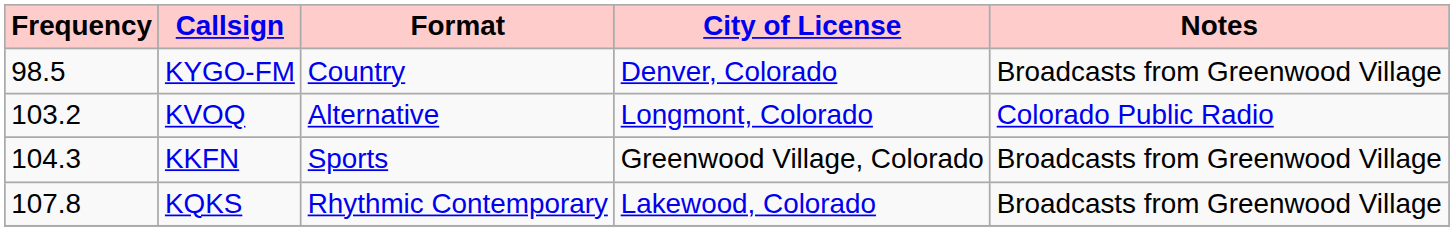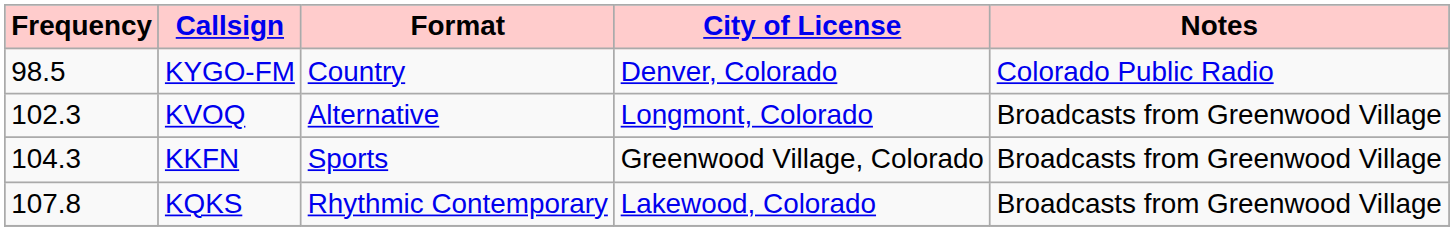(1219, 70) Broadcasts from Greenwood Village -> (1135, 70) Colorado Public Radio
(46, 114) 103.2 -> (46, 114) 102.3
(1135, 114) Colorado Public Radio -> (1219, 114) Broadcasts from Greenwood Village
